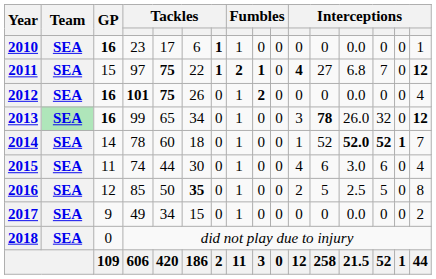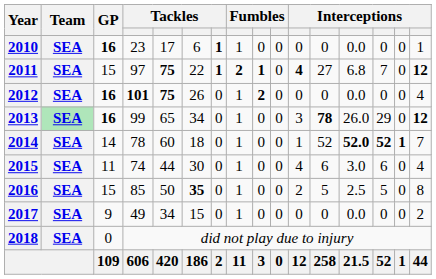(384, 118) 32 -> (384, 118) 29
(108, 190) 12 -> (108, 190) 15
